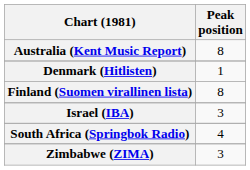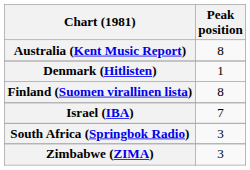(221, 112) 3 -> (221, 112) 7
(221, 133) 4 -> (221, 133) 3
